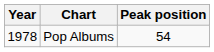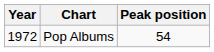(22, 36) 1978 -> (22, 36) 1972
